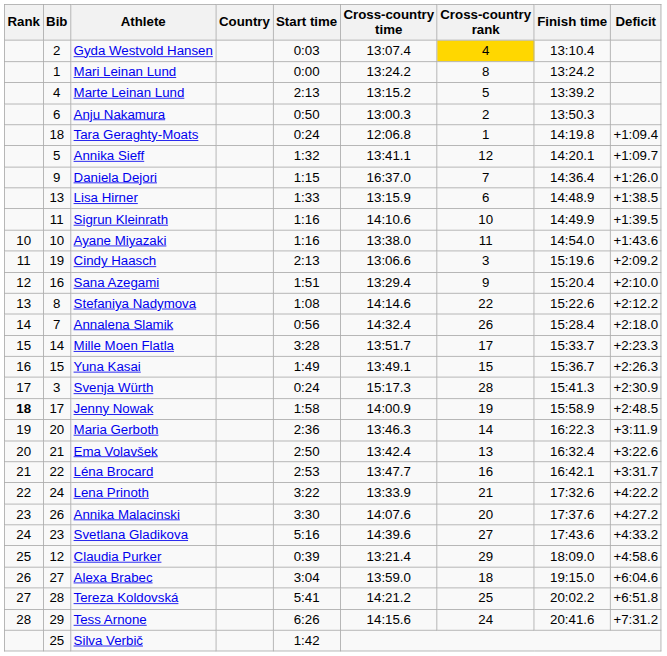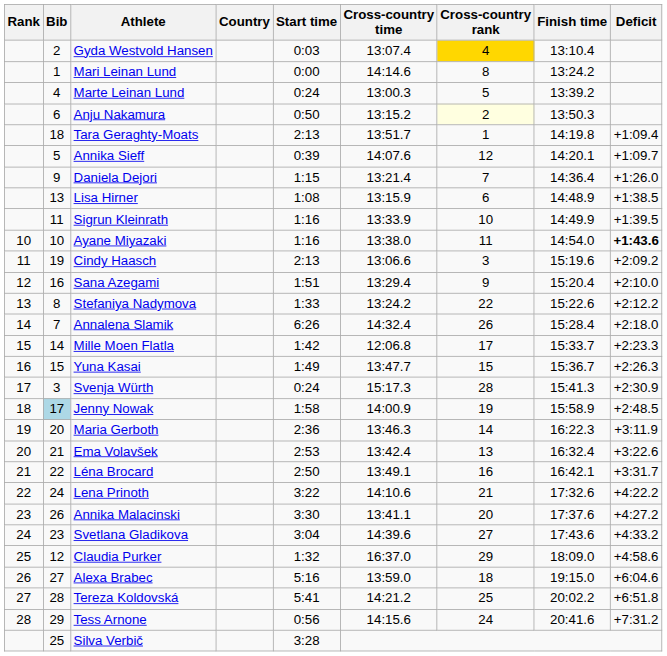(389, 72) 13:24.2 -> (389, 72) 14:14.6
(307, 93) 2:13 -> (307, 93) 0:24
(389, 93) 13:15.2 -> (389, 93) 13:00.3
(389, 114) 13:00.3 -> (389, 114) 13:15.2
(486, 114) no background -> (486, 114) lightyellow background
(307, 135) 0:24 -> (307, 135) 2:13
(389, 135) 12:06.8 -> (389, 135) 13:51.7
(307, 156) 1:32 -> (307, 156) 0:39
(389, 156) 13:41.1 -> (389, 156) 14:07.6
(389, 177) 16:37.0 -> (389, 177) 13:21.4
(307, 198) 1:33 -> (307, 198) 1:08
(389, 219) 14:10.6 -> (389, 219) 13:33.9
(636, 240) normal -> (636, 240) bold
(307, 303) 1:08 -> (307, 303) 1:33
(389, 303) 14:14.6 -> (389, 303) 13:24.2
(307, 324) 0:56 -> (307, 324) 6:26
(307, 345) 3:28 -> (307, 345) 1:42
(389, 345) 13:51.7 -> (389, 345) 12:06.8
(389, 366) 13:49.1 -> (389, 366) 13:47.7
(24, 409) bold -> (24, 409) normal
(57, 409) no background -> (57, 409) lightblue background
(307, 451) 2:50 -> (307, 451) 2:53
(307, 472) 2:53 -> (307, 472) 2:50
(389, 472) 13:47.7 -> (389, 472) 13:49.1
(389, 493) 13:33.9 -> (389, 493) 14:10.6
(389, 514) 14:07.6 -> (389, 514) 13:41.1
(307, 535) 5:16 -> (307, 535) 3:04
(307, 556) 0:39 -> (307, 556) 1:32
(389, 556) 13:21.4 -> (389, 556) 16:37.0
(307, 577) 3:04 -> (307, 577) 5:16
(307, 619) 6:26 -> (307, 619) 0:56
(307, 640) 1:42 -> (307, 640) 3:28
